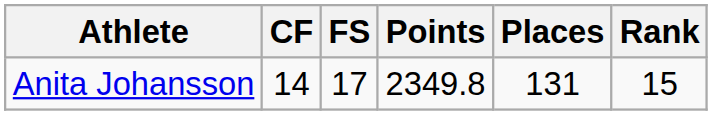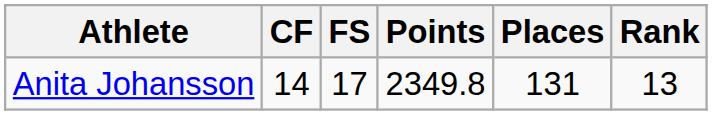(660, 83) 15 -> (660, 83) 13
